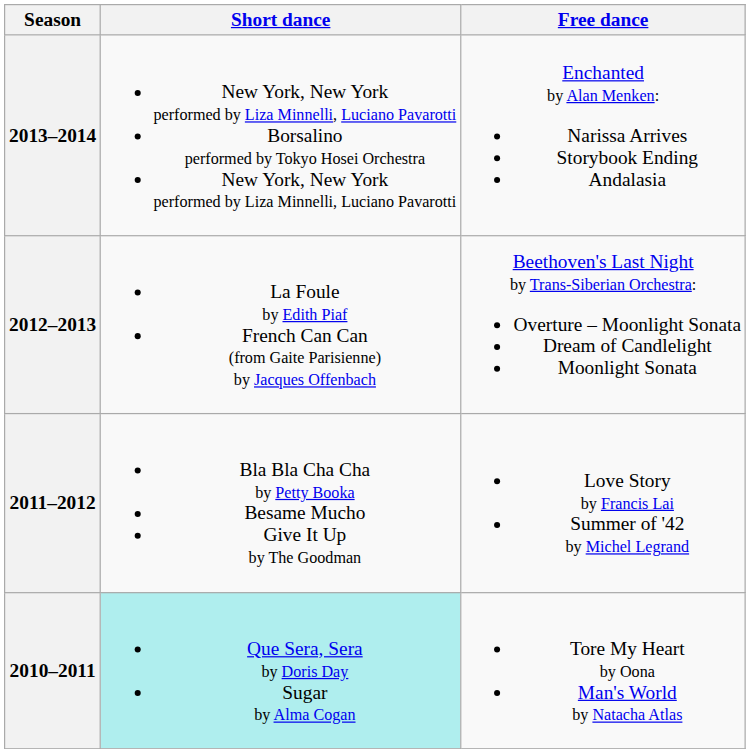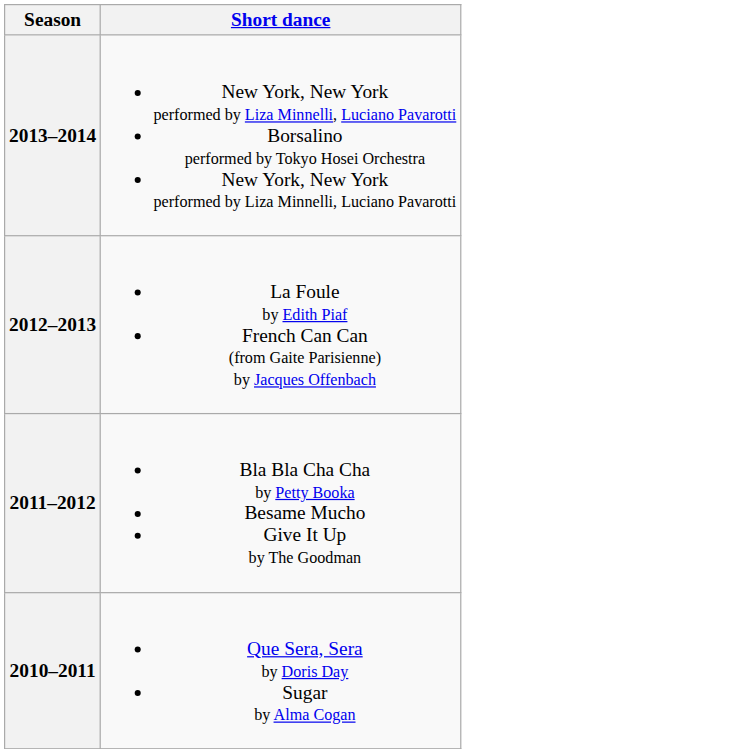- column: (603, 19)
(281, 681) paleturquoise background -> (281, 681) no background
